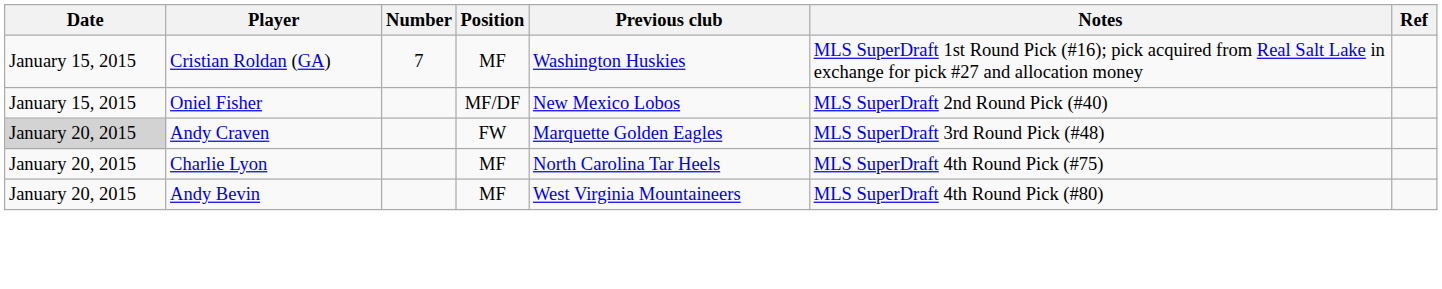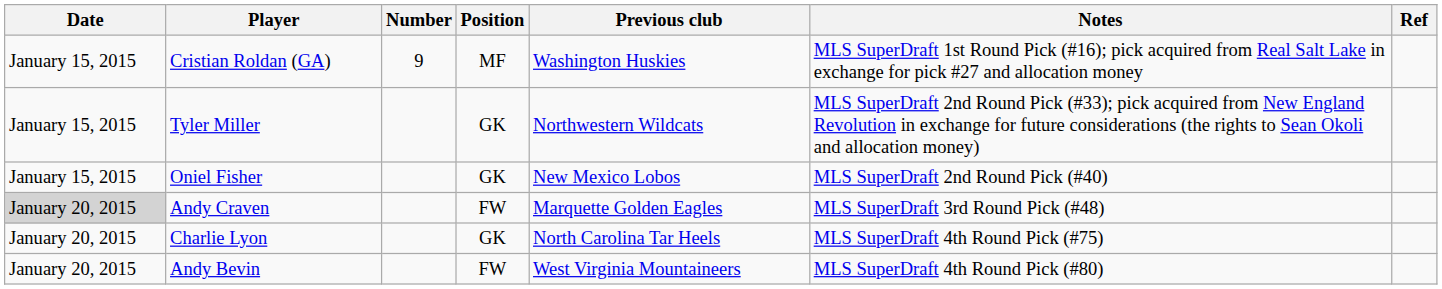(419, 61) 7 -> (419, 61) 9
+ row: (215, 125)
(492, 103) MF/DF -> (492, 177) GK
(492, 164) MF -> (492, 238) GK
(492, 194) MF -> (492, 269) FW
